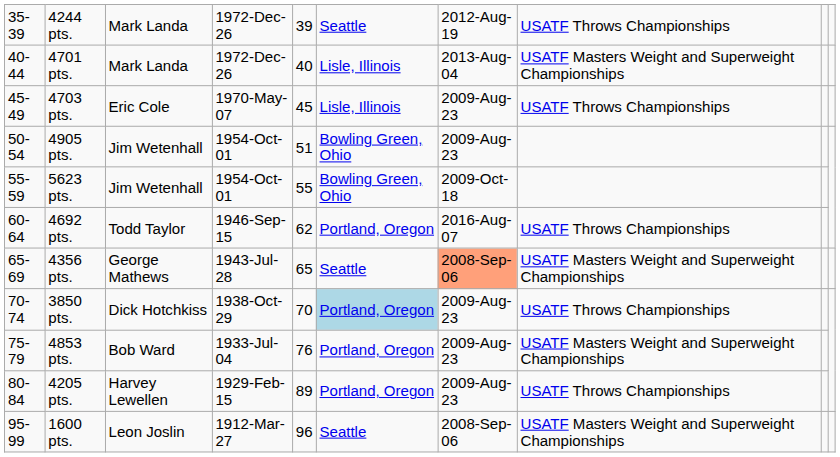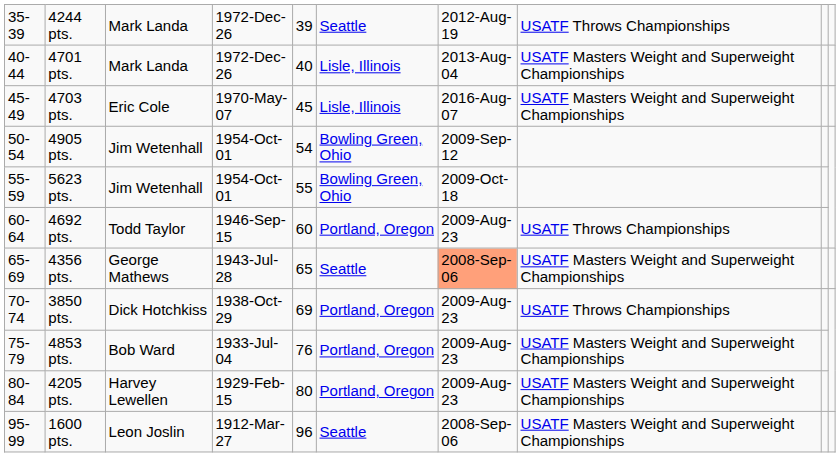(476, 106) 2009-Aug-23 -> (476, 106) 2016-Aug-07
(625, 106) USATF Throws Championships -> (657, 106) USATF Masters Weight and Superweight Championships
(304, 147) 51 -> (304, 147) 54
(476, 147) 2009-Aug-23 -> (476, 147) 2009-Sep-12
(304, 228) 62 -> (304, 228) 60
(476, 228) 2016-Aug-07 -> (476, 228) 2009-Aug-23
(304, 310) 70 -> (304, 310) 69
(377, 310) lightblue background -> (377, 310) no background
(304, 391) 89 -> (304, 391) 80
(625, 391) USATF Throws Championships -> (657, 391) USATF Masters Weight and Superweight Championships
